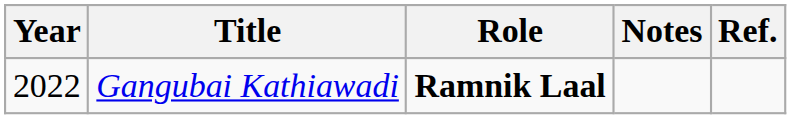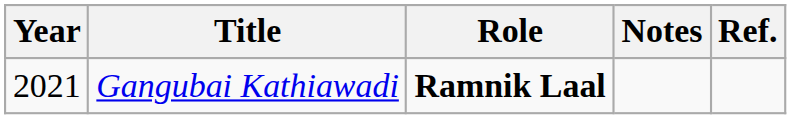(47, 85) 2022 -> (47, 85) 2021
